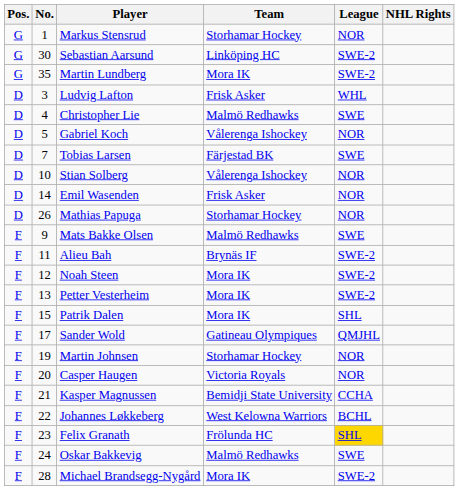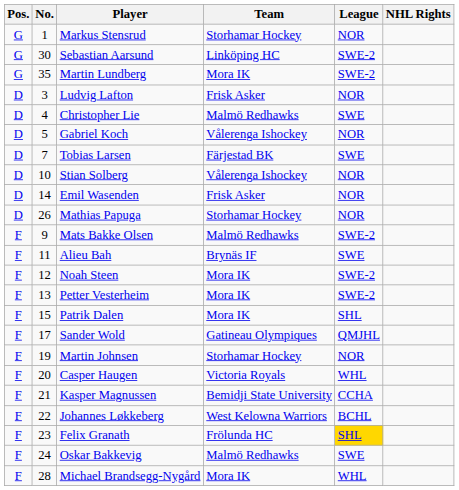(352, 94) WHL -> (351, 94) NOR
(351, 235) SWE -> (356, 235) SWE-2
(356, 255) SWE-2 -> (351, 255) SWE
(351, 375) NOR -> (352, 375) WHL
(356, 475) SWE-2 -> (352, 475) WHL
